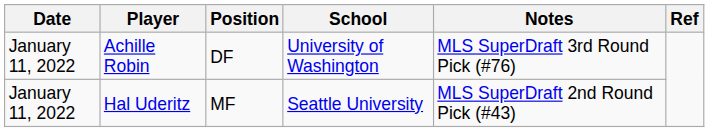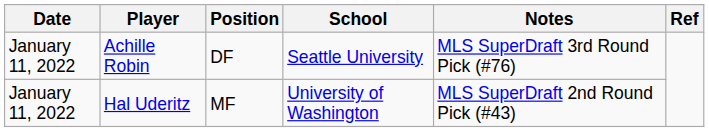(335, 56) University of Washington -> (355, 56) Seattle University
(355, 103) Seattle University -> (335, 103) University of Washington
